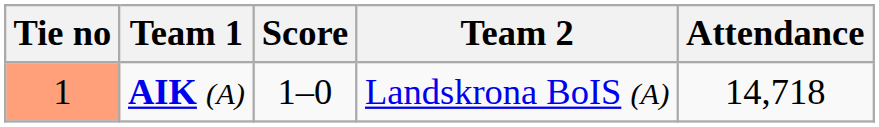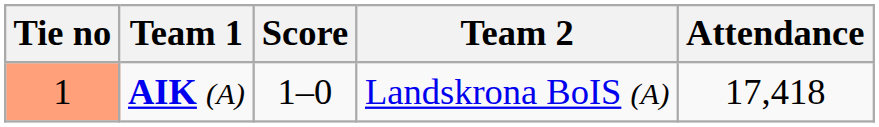(775, 91) 14,718 -> (775, 91) 17,418
